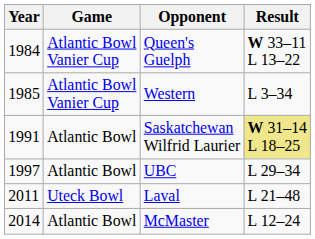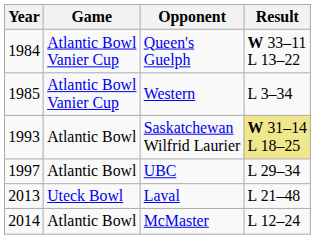(24, 136) 1991 -> (24, 136) 1993
(24, 196) 2011 -> (24, 196) 2013
